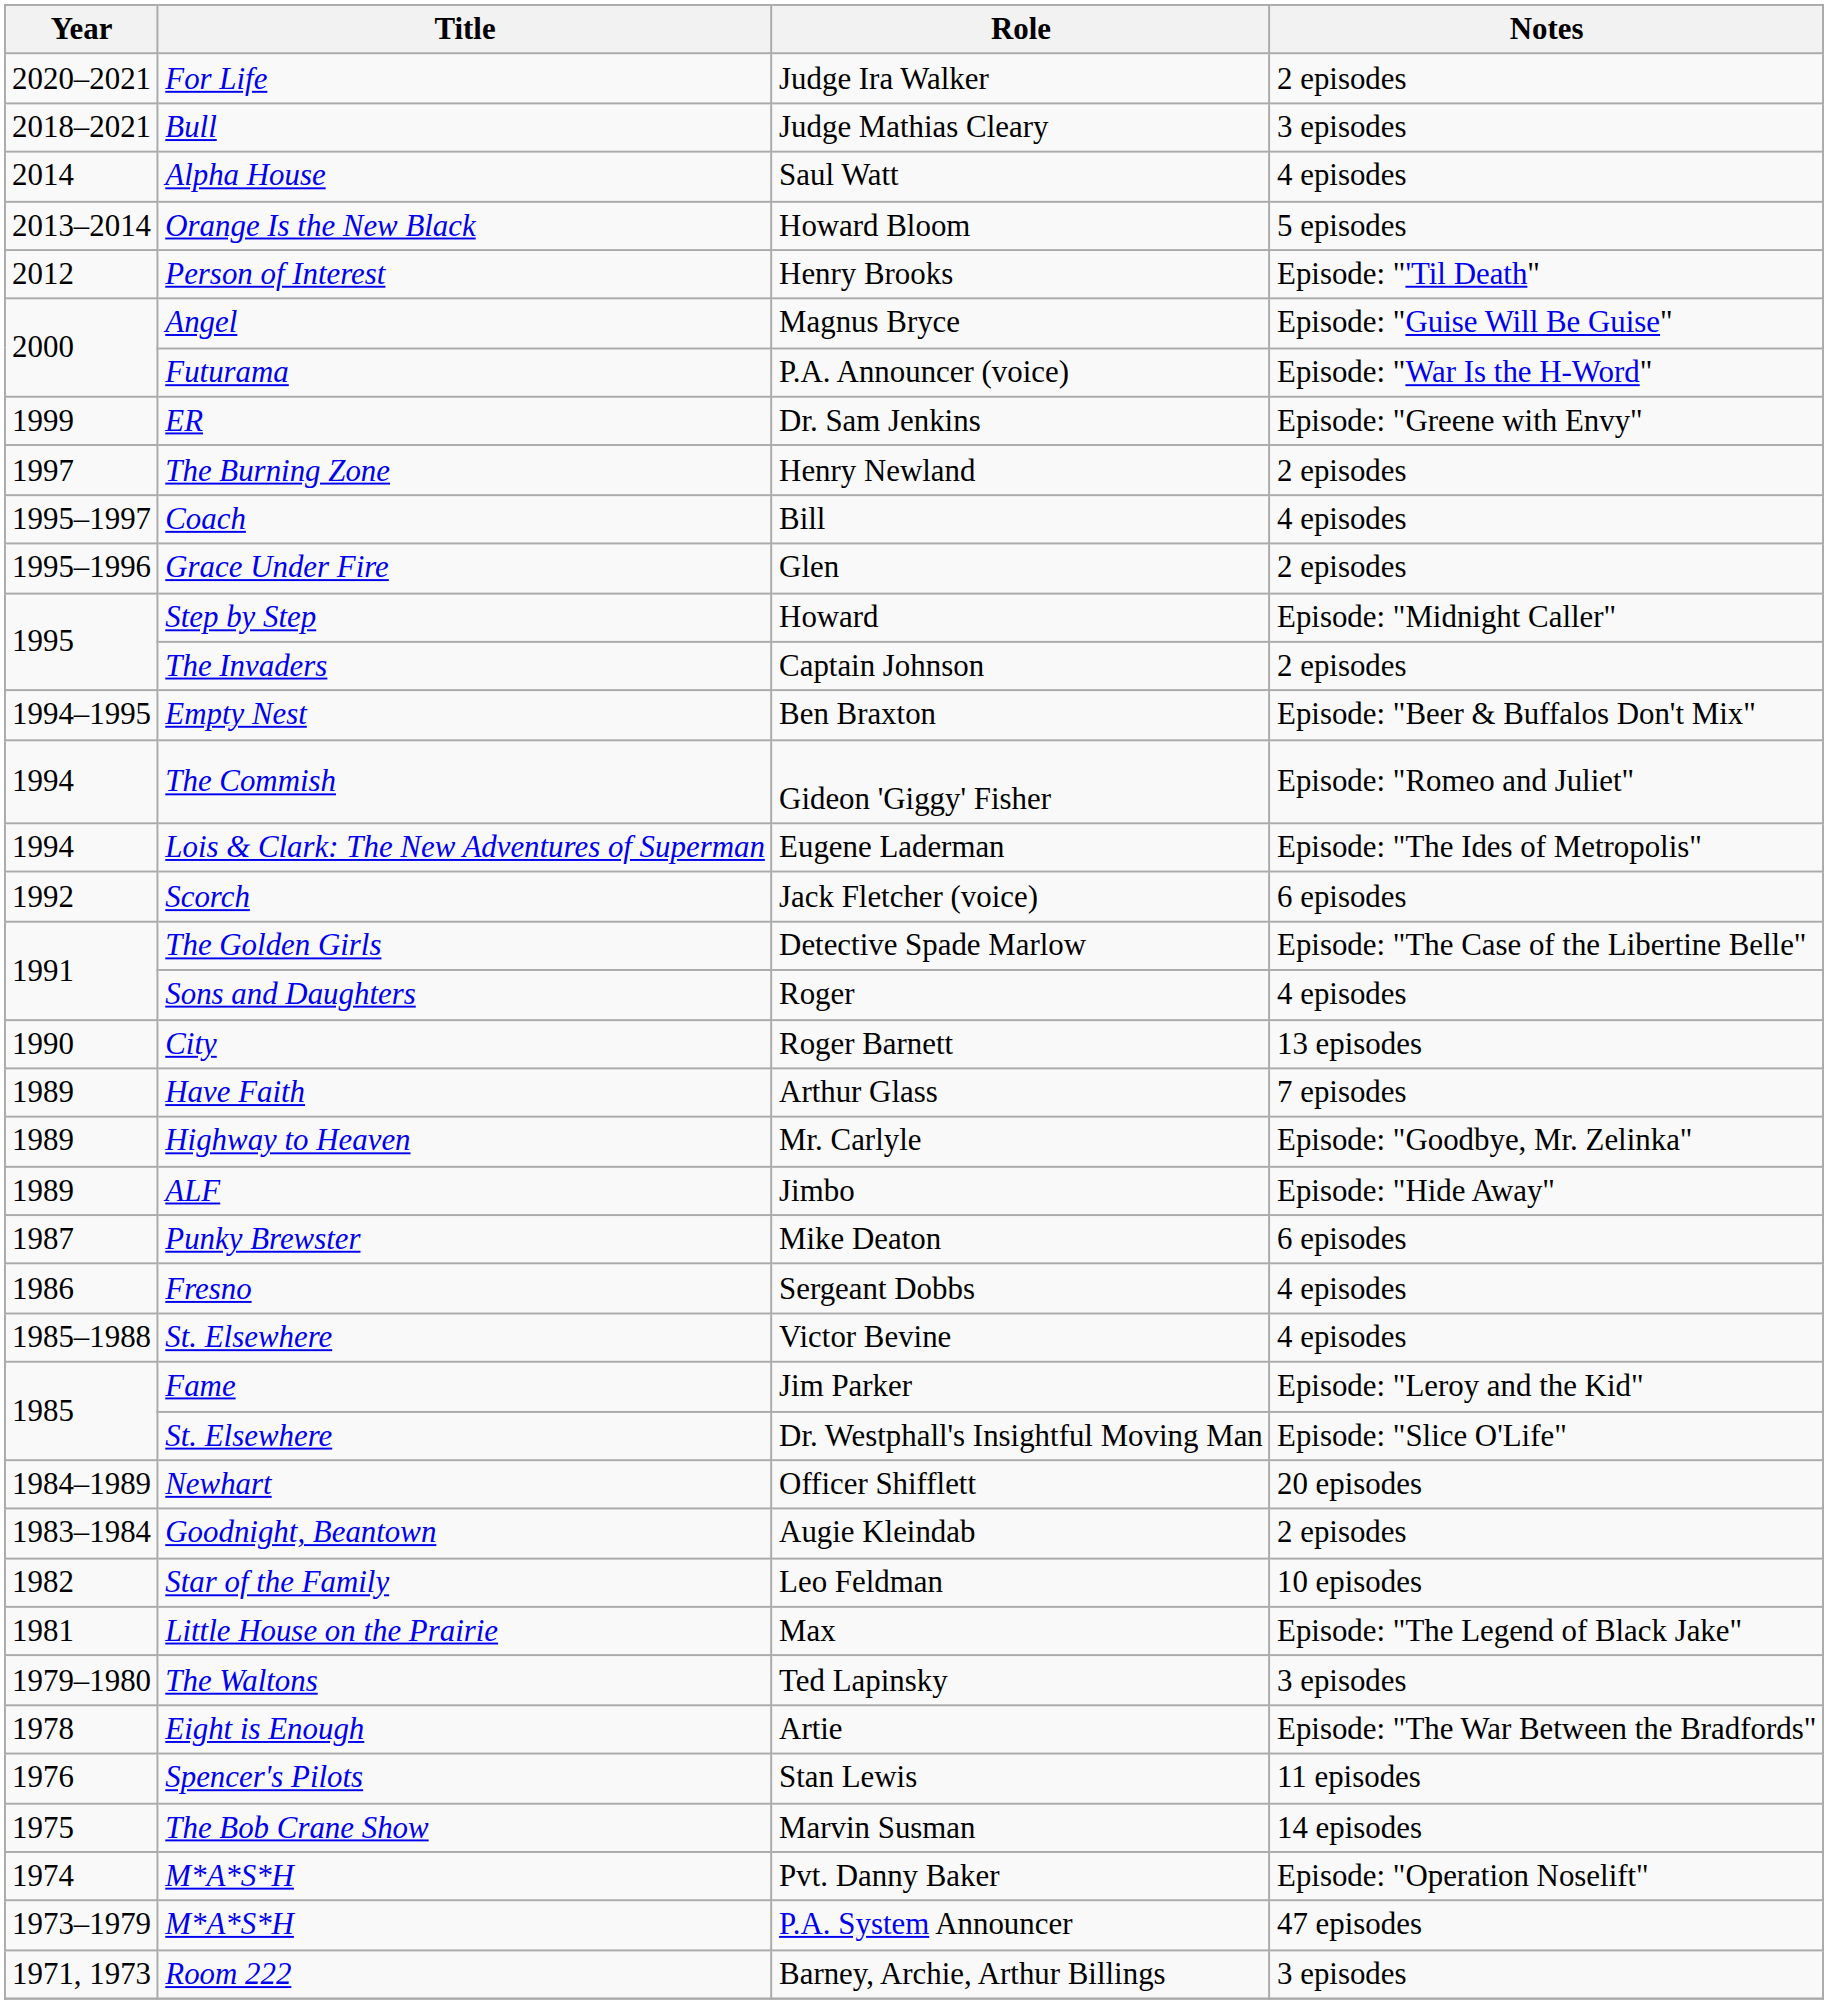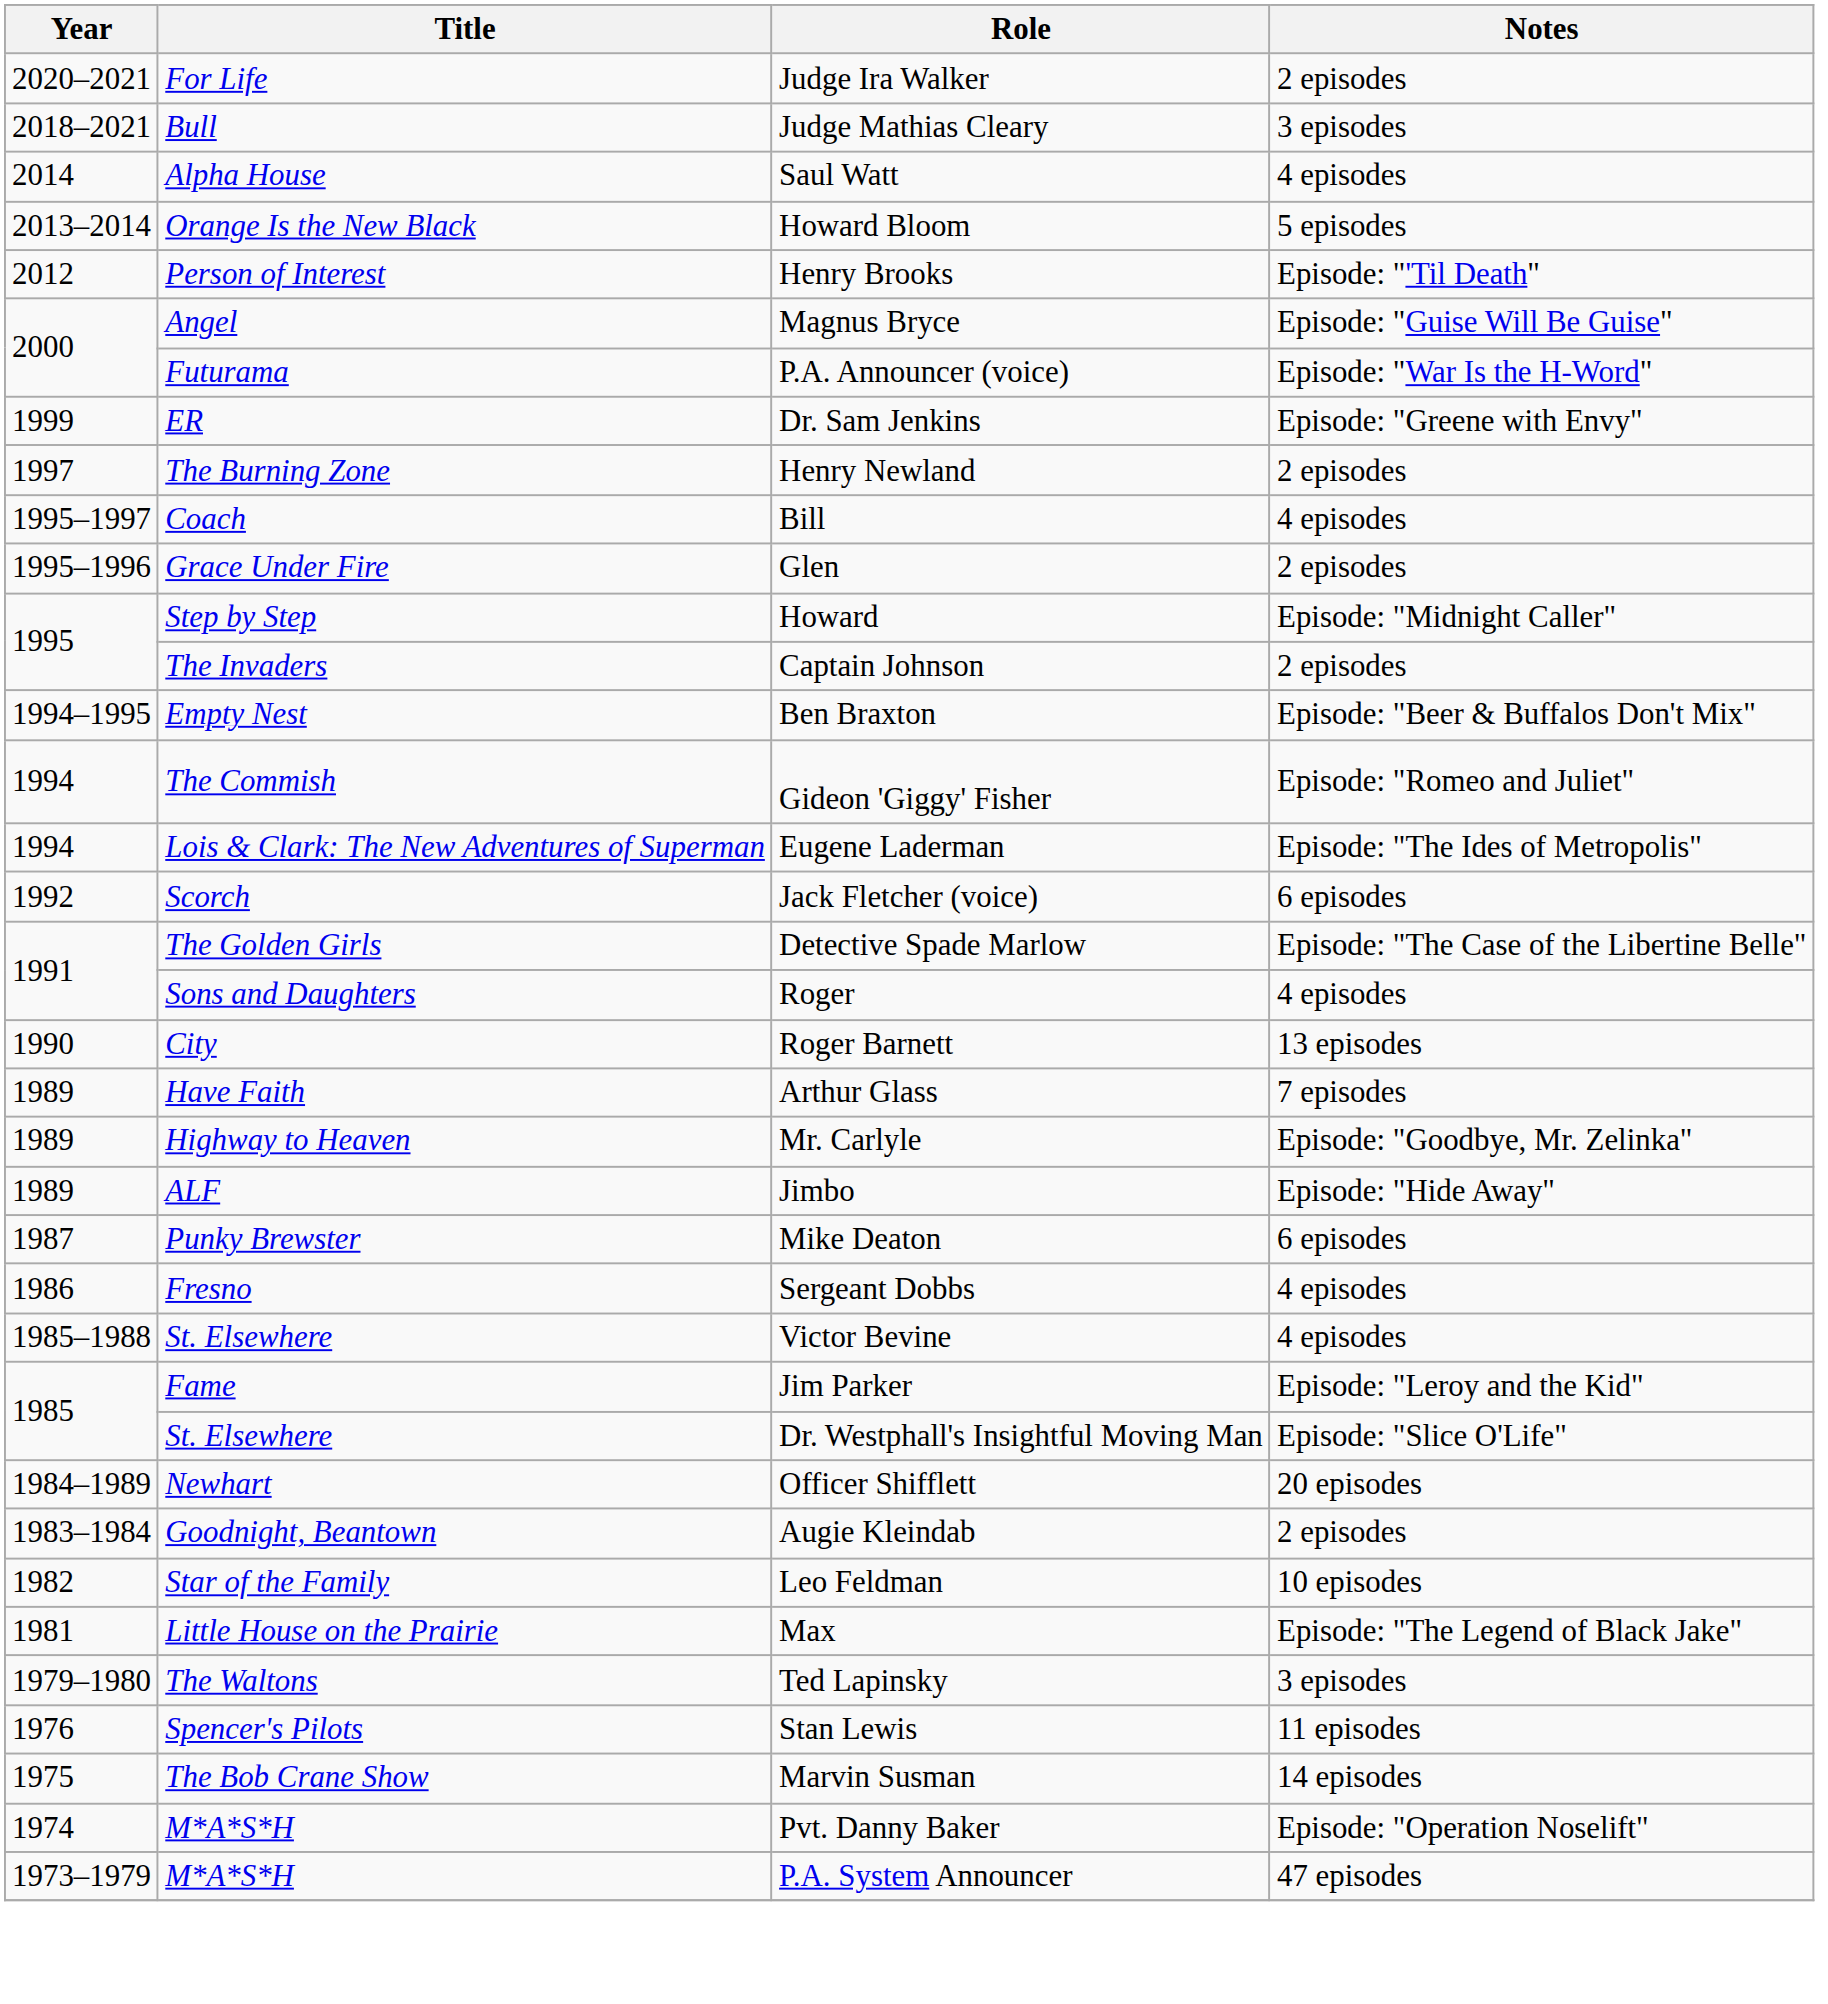- row: (811, 1728)
- row: (972, 1973)
